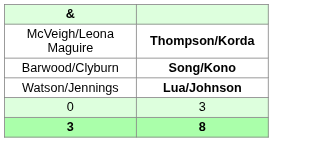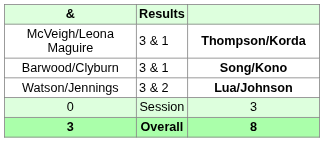+ column: (162, 14)
